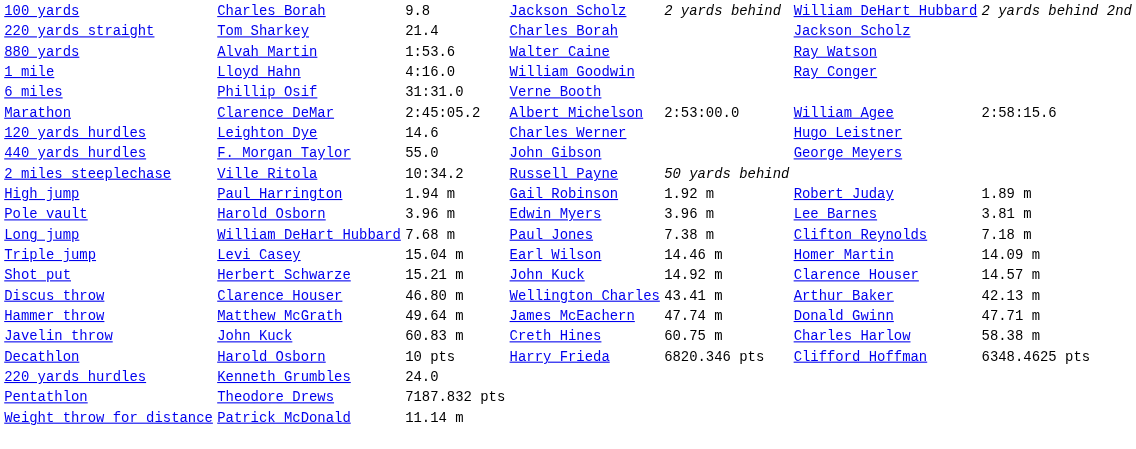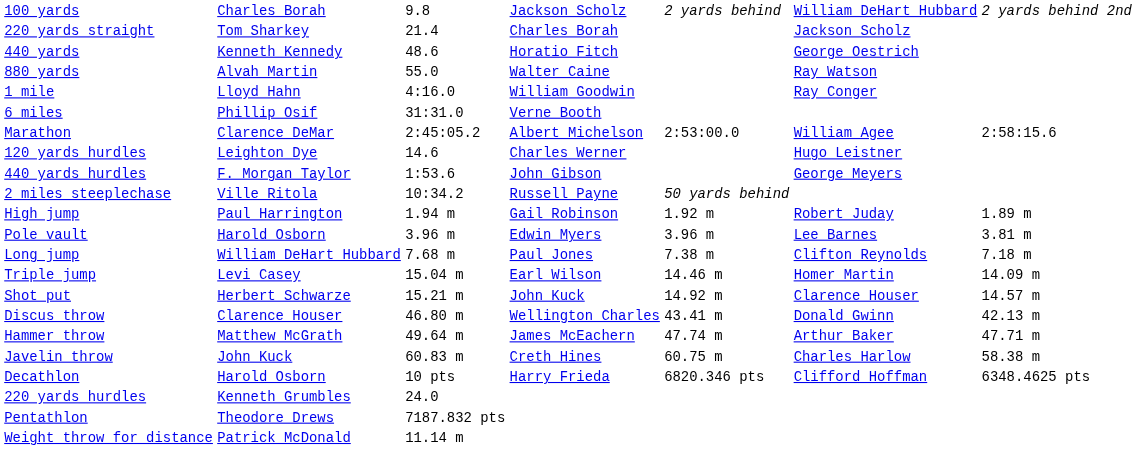+ row: (42, 52)
(430, 52) 1:53.6 -> (422, 72) 55.0
(422, 154) 55.0 -> (430, 174) 1:53.6
(844, 296) Arthur Baker -> (844, 316) Donald Gwinn
(844, 316) Donald Gwinn -> (844, 337) Arthur Baker
